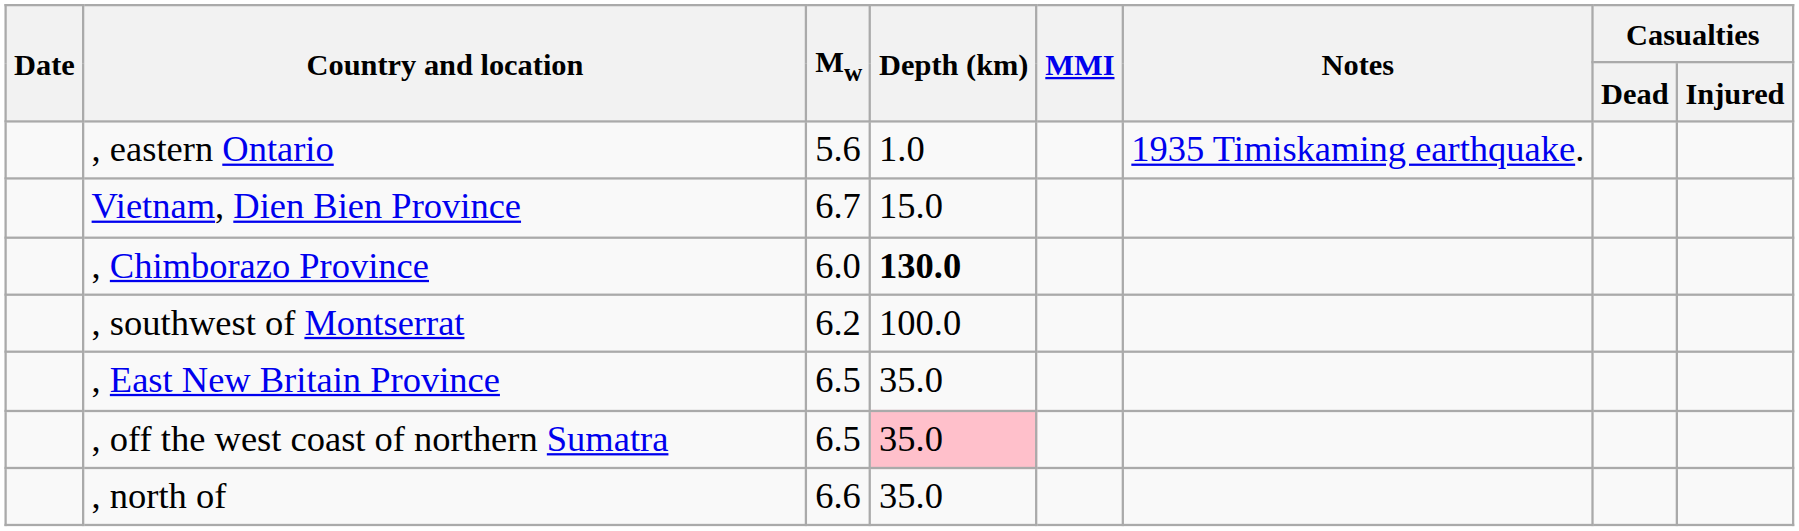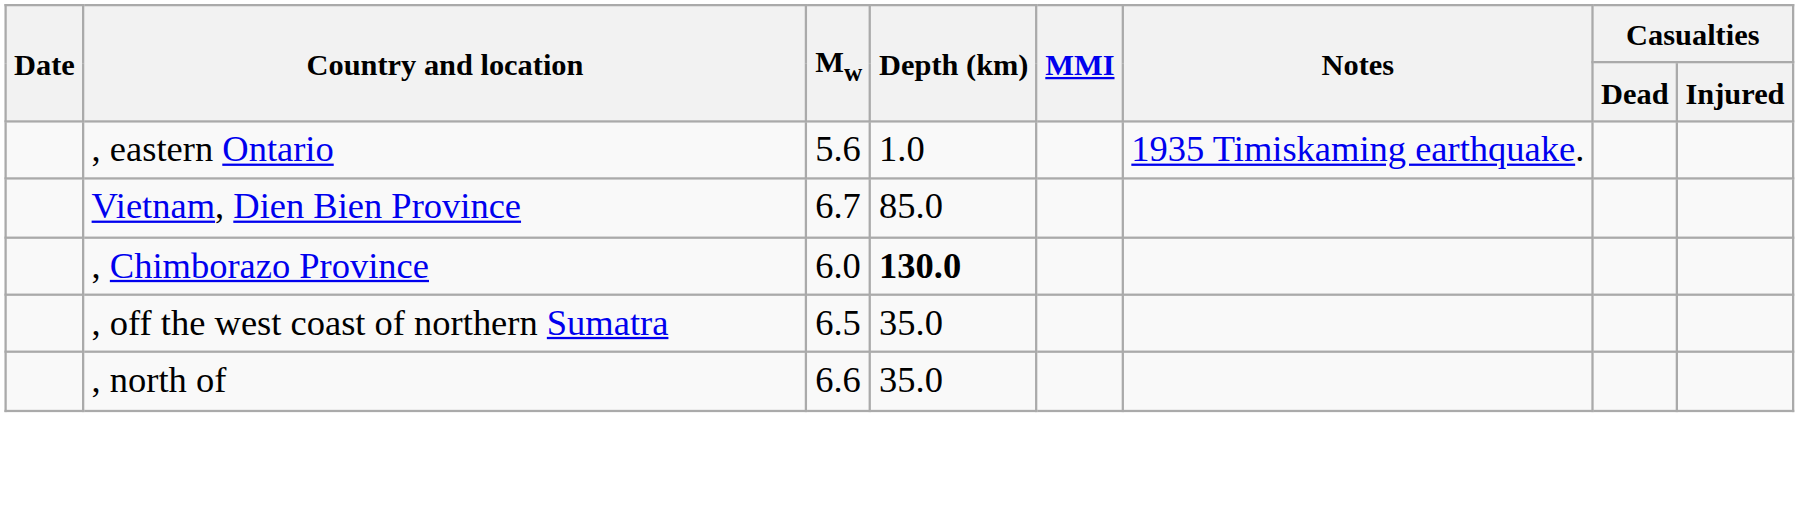(911, 206) 15.0 -> (911, 206) 85.0
- row: (278, 322)
- row: (296, 380)
(911, 438) pink background -> (911, 322) no background
